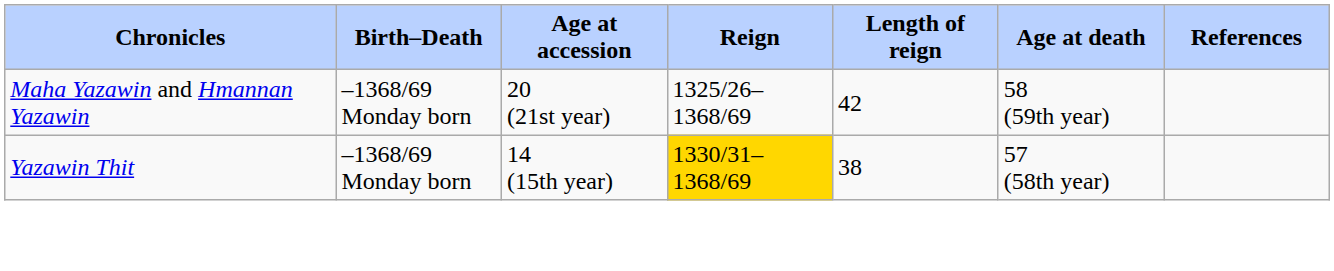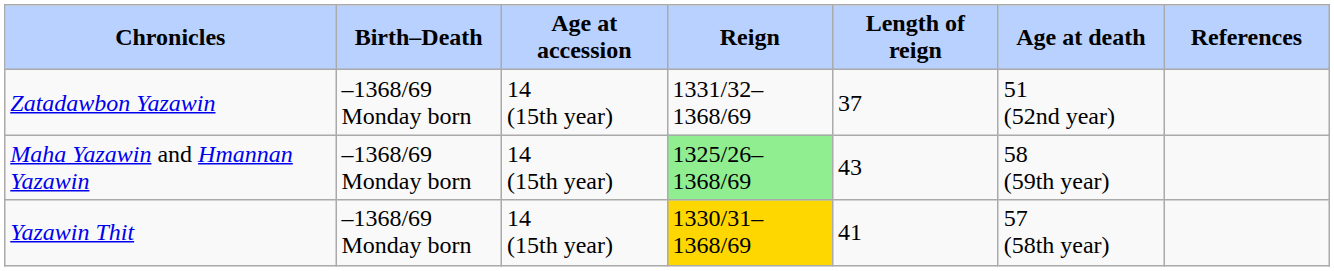+ row: (113, 102)
(559, 102) 20 (21st year) -> (560, 167) 14 (15th year)
(718, 102) no background -> (718, 167) lightgreen background
(850, 102) 42 -> (850, 167) 43
(850, 167) 38 -> (850, 232) 41
